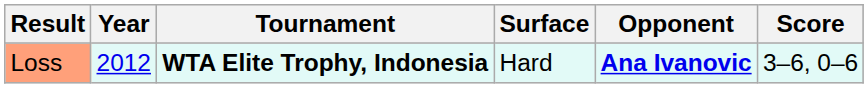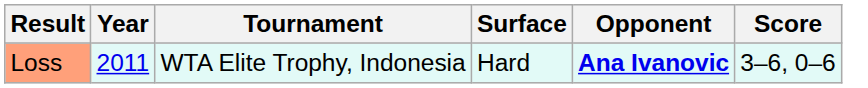(124, 62) 2012 -> (123, 62) 2011
(325, 62) bold -> (313, 62) normal
